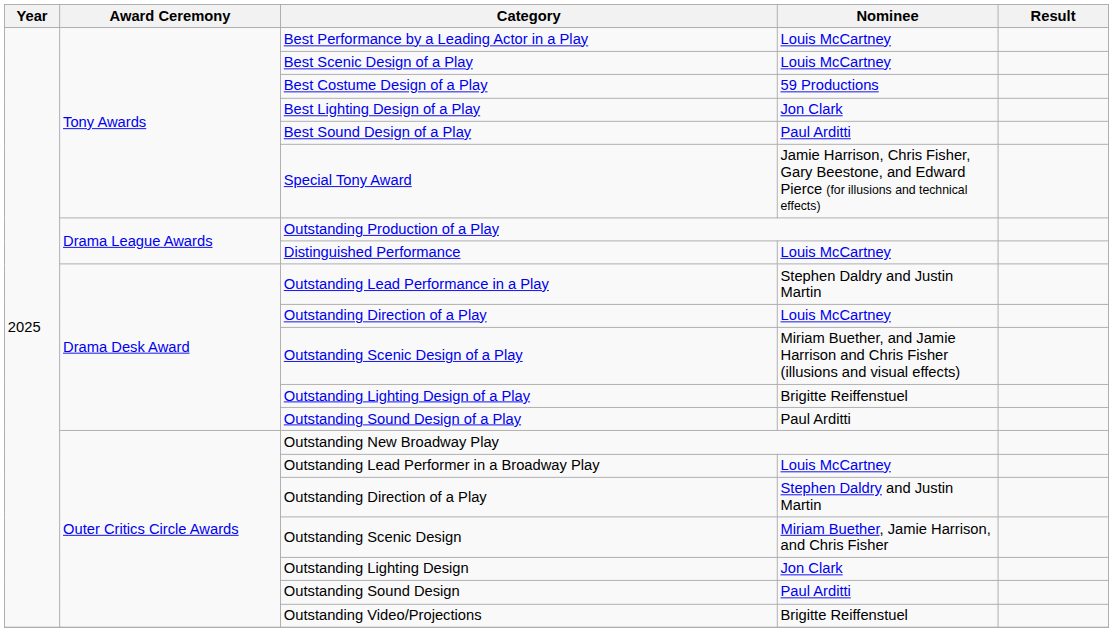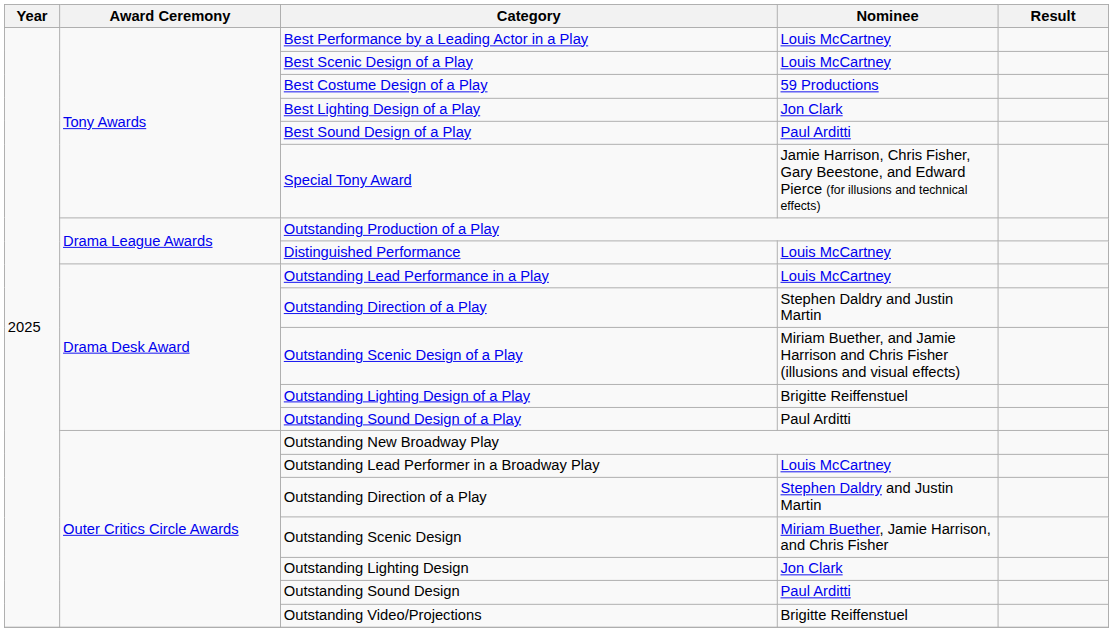(867, 284) Stephen Daldry and Justin Martin -> (836, 275) Louis McCartney
(836, 315) Louis McCartney -> (867, 307) Stephen Daldry and Justin Martin
